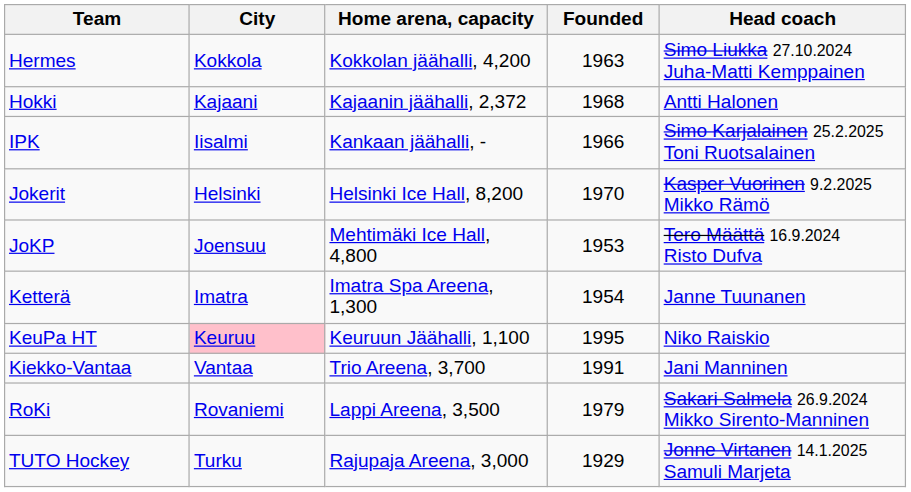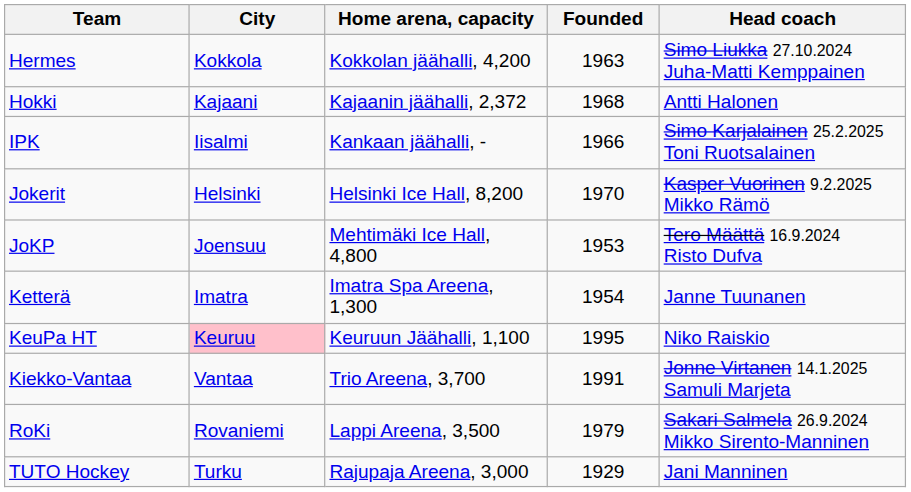(726, 368) Jani Manninen -> (765, 378) Jonne Virtanen 14.1.2025 Samuli Marjeta
(765, 460) Jonne Virtanen 14.1.2025 Samuli Marjeta -> (726, 471) Jani Manninen
